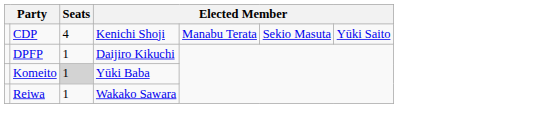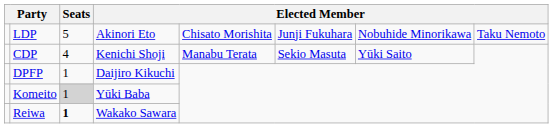+ row: (25, 34)
(66, 93) normal -> (66, 113) bold
